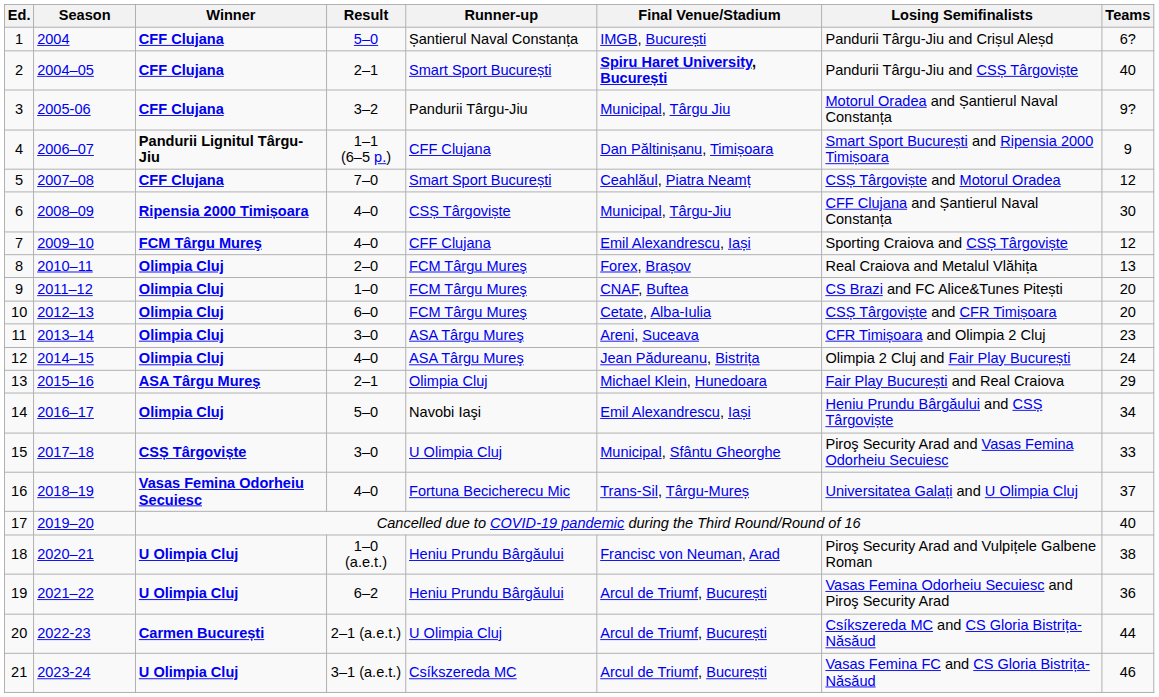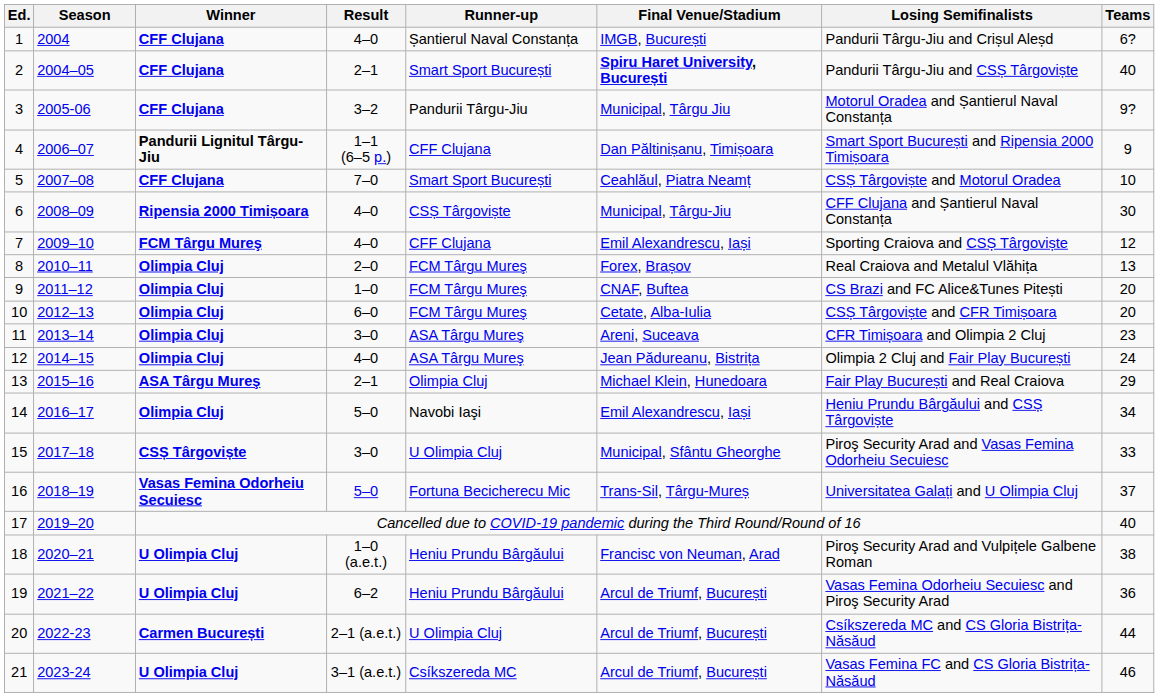(366, 39) 5–0 -> (366, 39) 4–0
(1128, 180) 12 -> (1128, 180) 10
(366, 491) 4–0 -> (366, 491) 5–0
